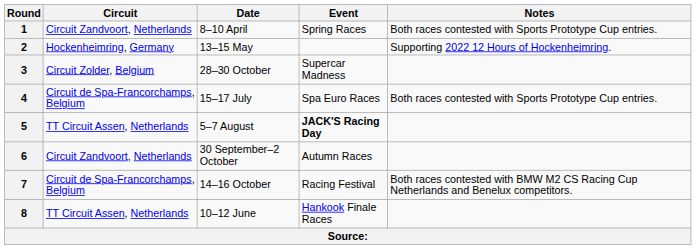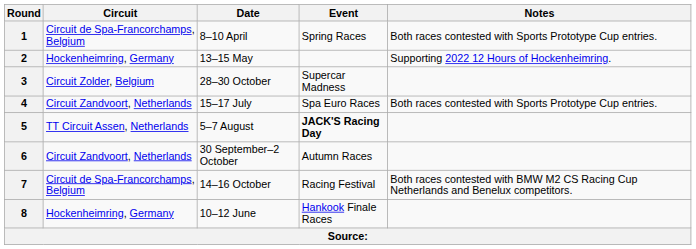(119, 29) Circuit Zandvoort, Netherlands -> (120, 35) Circuit de Spa-Francorchamps, Belgium
(120, 98) Circuit de Spa-Francorchamps, Belgium -> (119, 104) Circuit Zandvoort, Netherlands
(117, 213) TT Circuit Assen, Netherlands -> (110, 213) Hockenheimring, Germany
